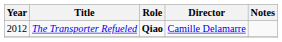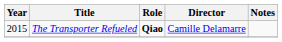(17, 28) 2012 -> (17, 28) 2015
